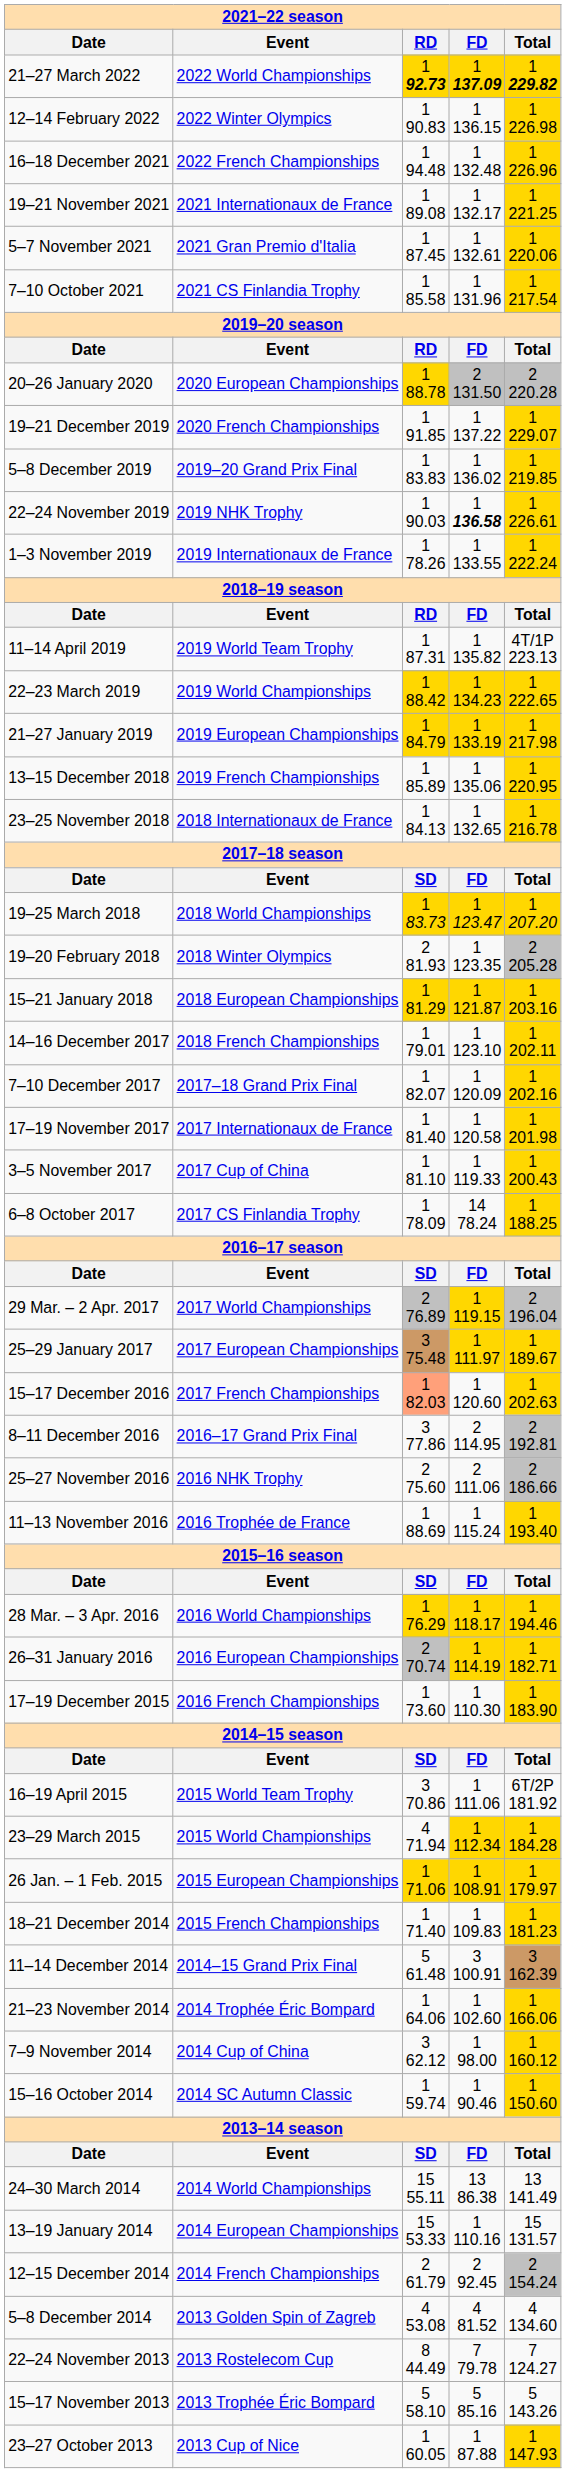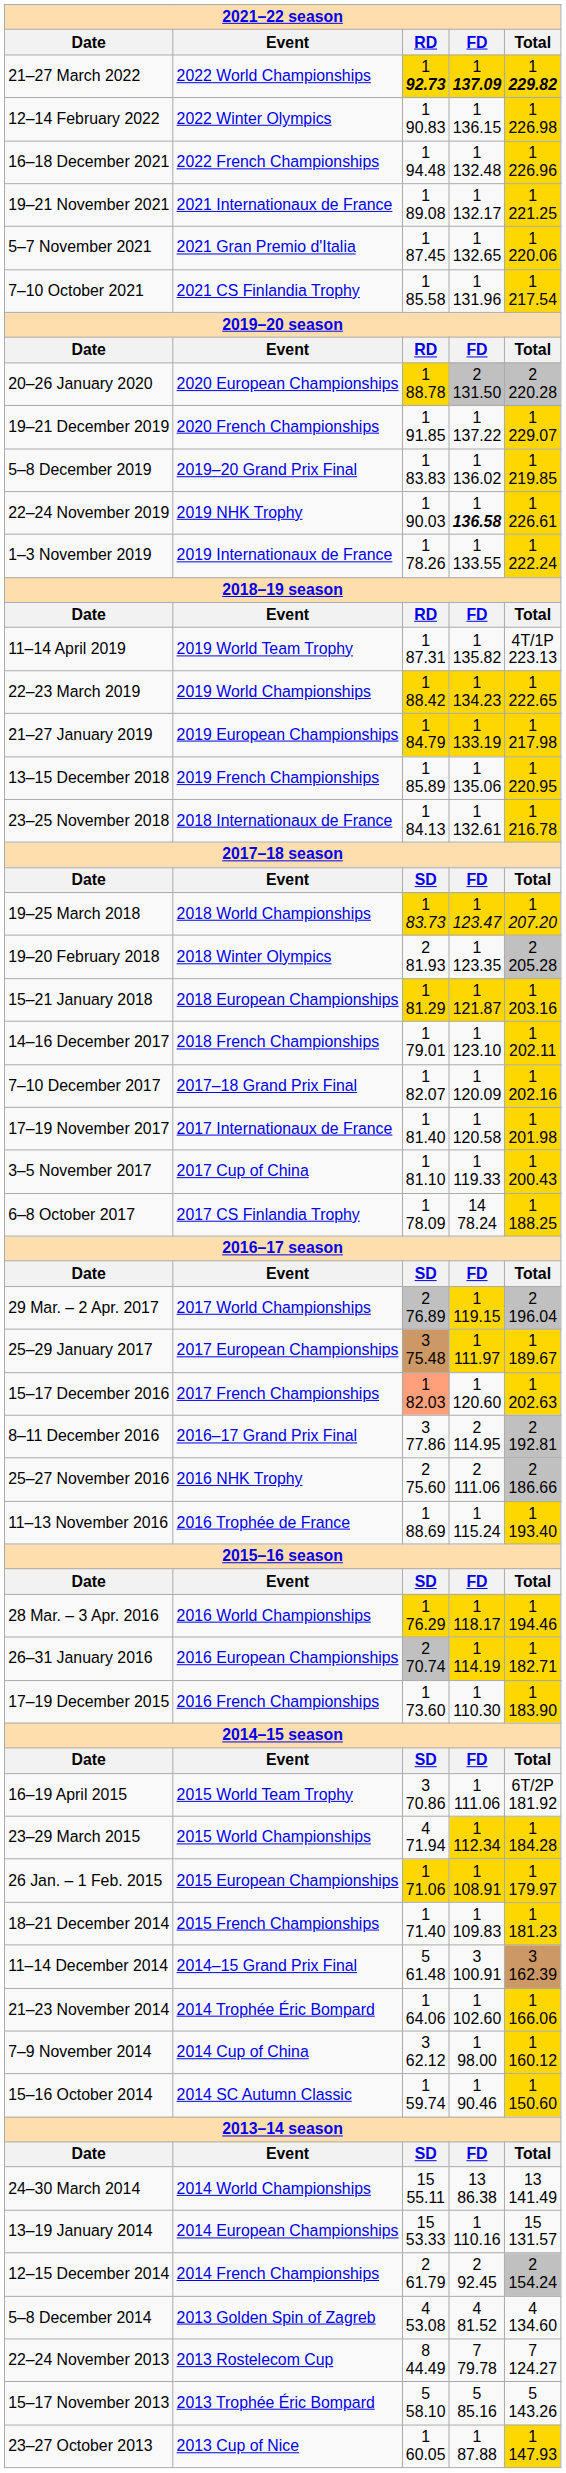(477, 247) 1 132.61 -> (477, 247) 1 132.65
(477, 820) 1 132.65 -> (477, 820) 1 132.61
